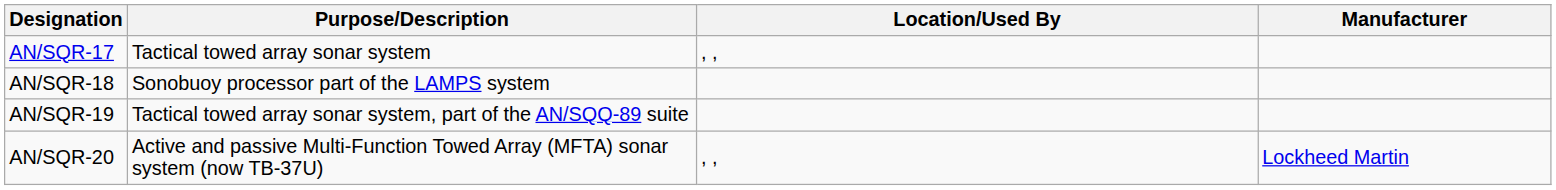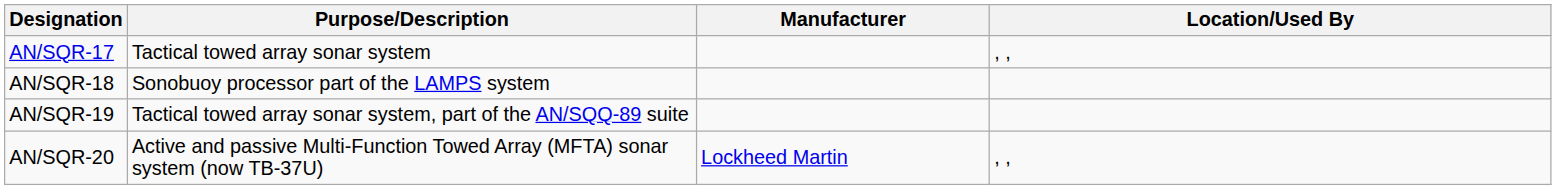columns swapped: (977, 20) <-> (1404, 20)
